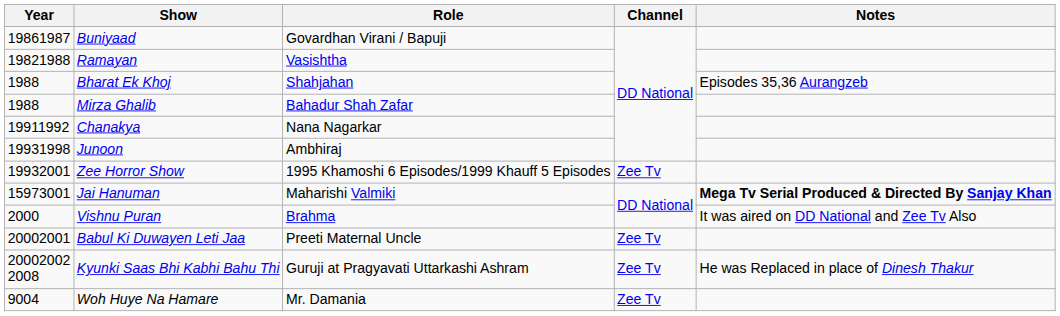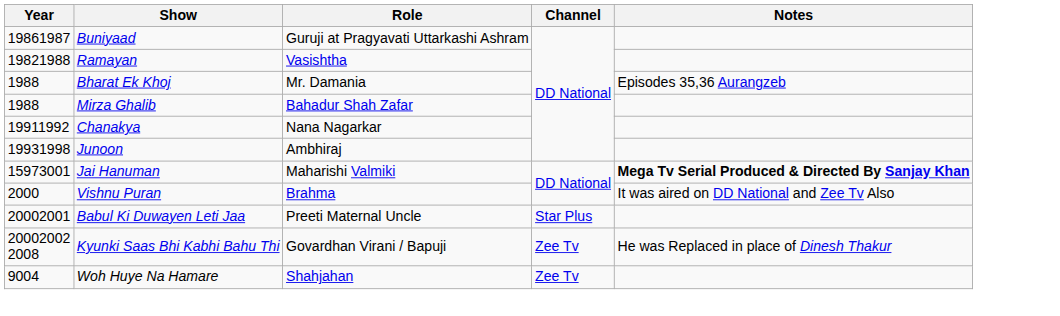(366, 37) Govardhan Virani / Bapuji -> (407, 37) Guruji at Pragyavati Uttarkashi Ashram
(320, 82) Shahjahan -> (326, 82) Mr. Damania
- row: (130, 171)
(639, 238) Zee Tv -> (564, 216) Star Plus
(407, 269) Guruji at Pragyavati Uttarkashi Ashram -> (366, 246) Govardhan Virani / Bapuji
(326, 299) Mr. Damania -> (320, 277) Shahjahan
